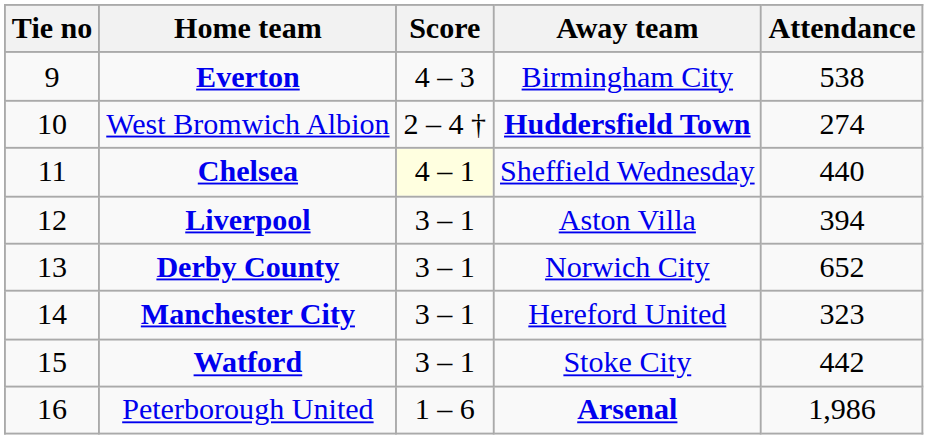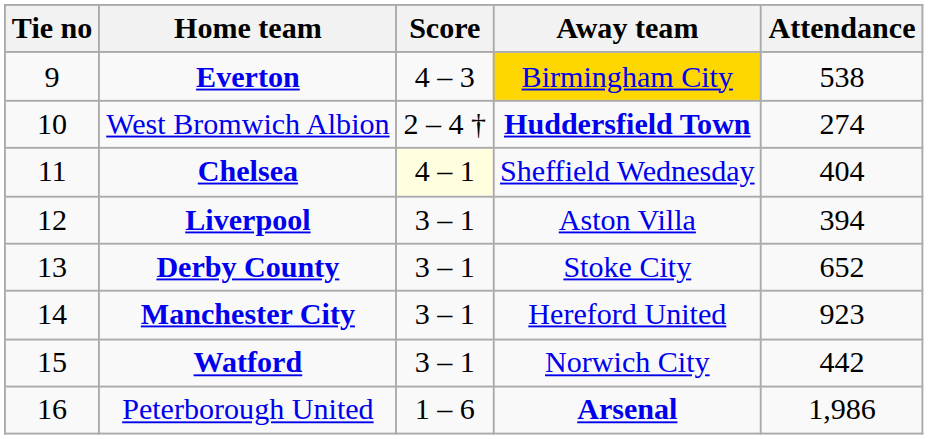(627, 76) no background -> (627, 76) gold background
(842, 171) 440 -> (842, 171) 404
(627, 266) Norwich City -> (627, 266) Stoke City
(842, 314) 323 -> (842, 314) 923
(627, 362) Stoke City -> (627, 362) Norwich City
